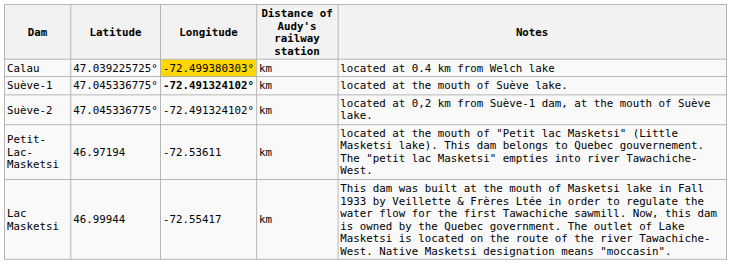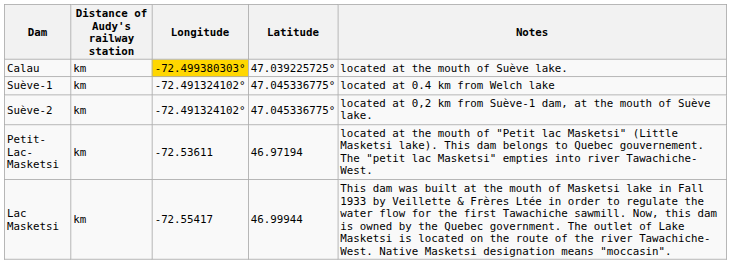columns swapped: (297, 32) <-> (116, 32)
(447, 68) located at 0.4 km from Welch lake -> (454, 68) located at the mouth of Suève lake.
(208, 86) bold -> (200, 86) normal
(454, 86) located at the mouth of Suève lake. -> (447, 86) located at 0.4 km from Welch lake
